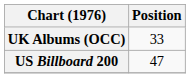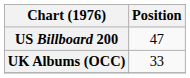rows swapped: (67, 38) <-> (67, 61)
